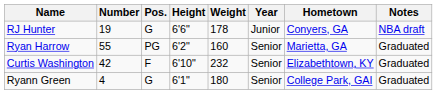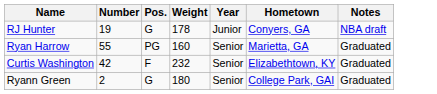- column: (189, 13)
(102, 81) 4 -> (102, 81) 2
